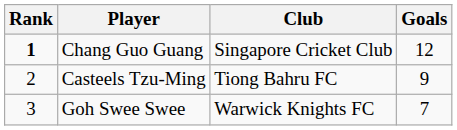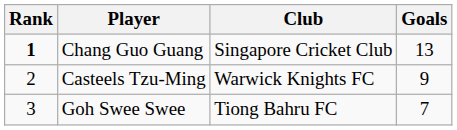(424, 49) 12 -> (424, 49) 13
(276, 79) Tiong Bahru FC -> (294, 79) Warwick Knights FC
(294, 109) Warwick Knights FC -> (276, 109) Tiong Bahru FC
